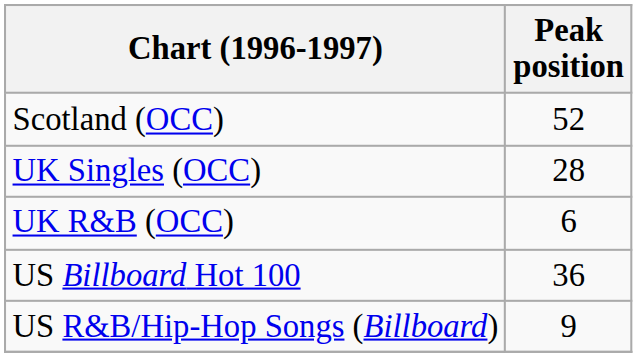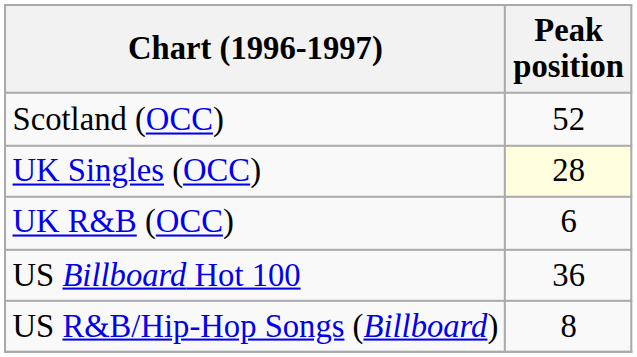(569, 170) no background -> (569, 170) lightyellow background
(569, 325) 9 -> (569, 325) 8
